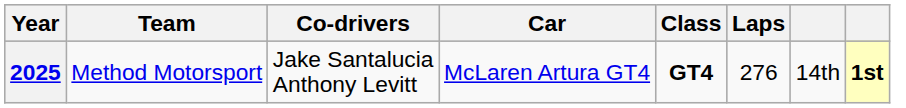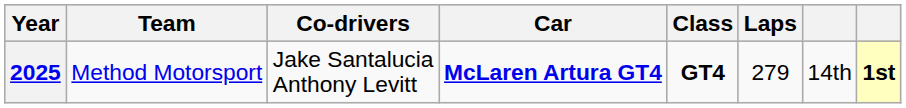(547, 72) normal -> (553, 72) bold
(759, 72) 276 -> (770, 72) 279
